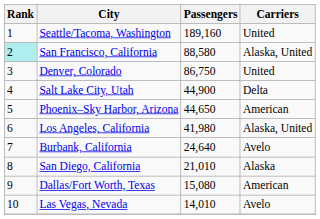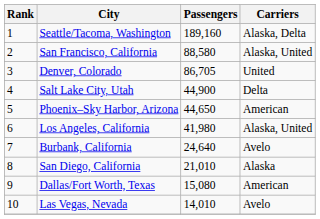(259, 33) United -> (274, 33) Alaska, Delta
(10, 52) paleturquoise background -> (10, 52) no background
(200, 71) 86,750 -> (200, 71) 86,705
